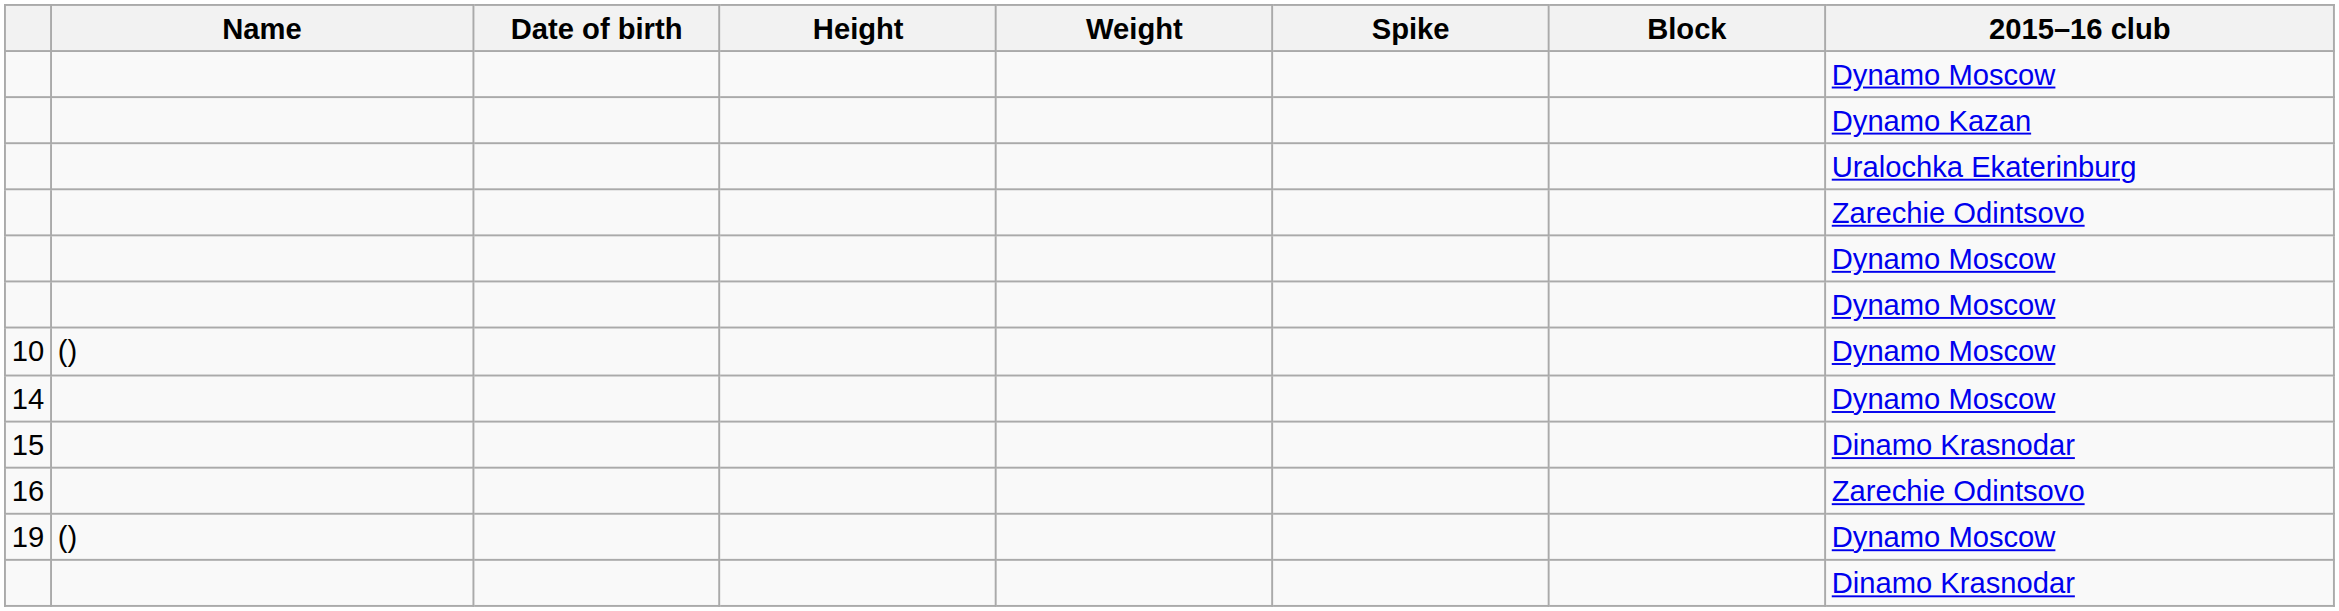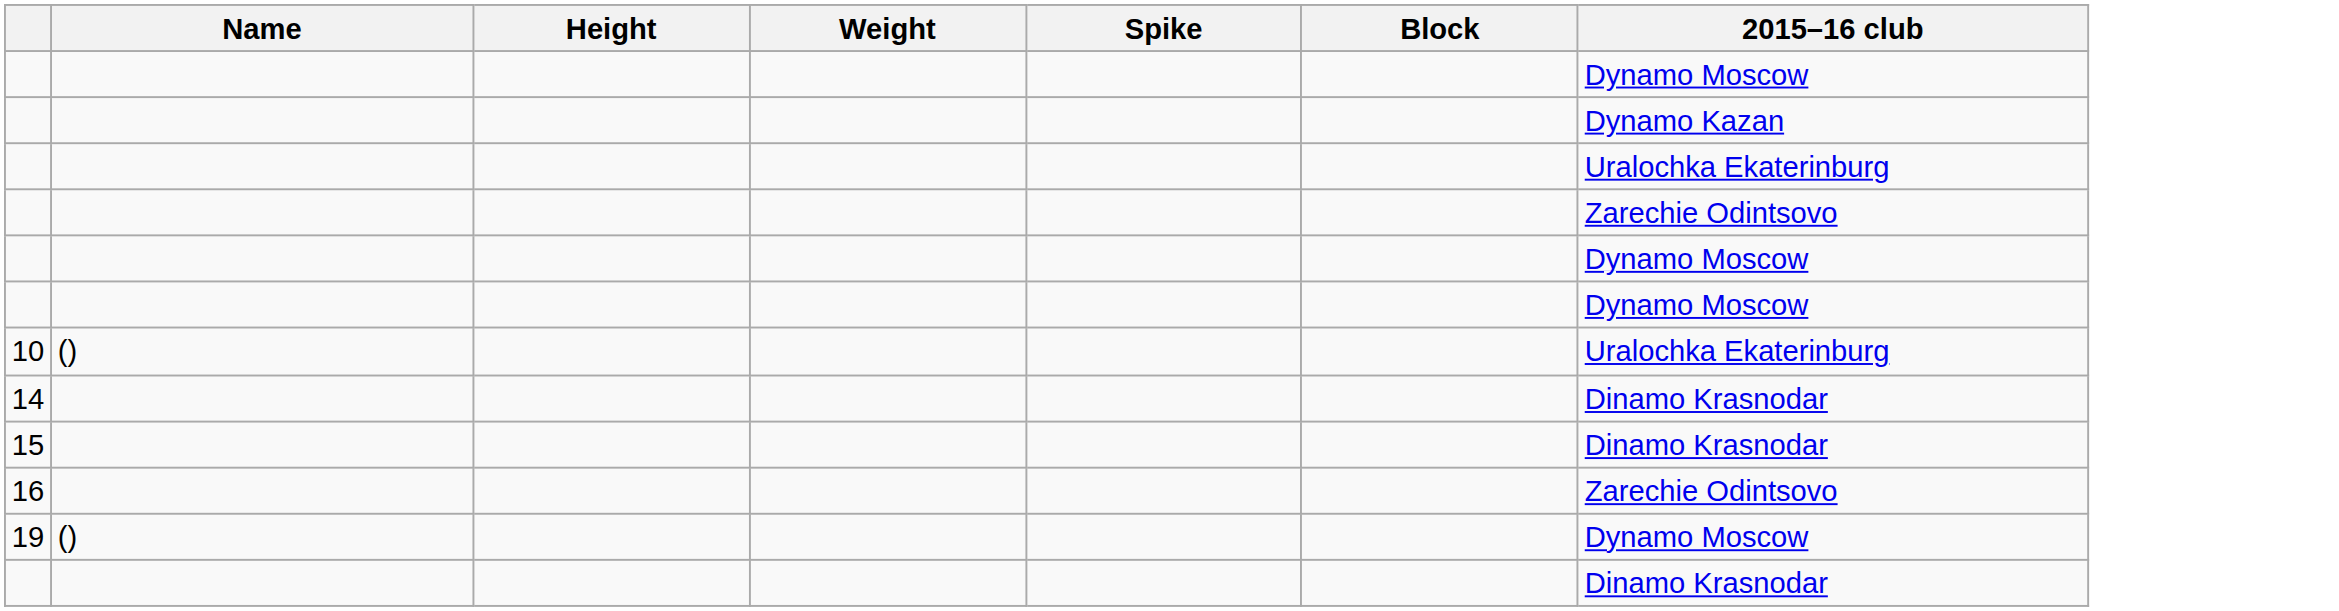- column: (597, 28)
(1944, 352) Dynamo Moscow -> (1737, 352) Uralochka Ekaterinburg
(1944, 398) Dynamo Moscow -> (1706, 398) Dinamo Krasnodar
